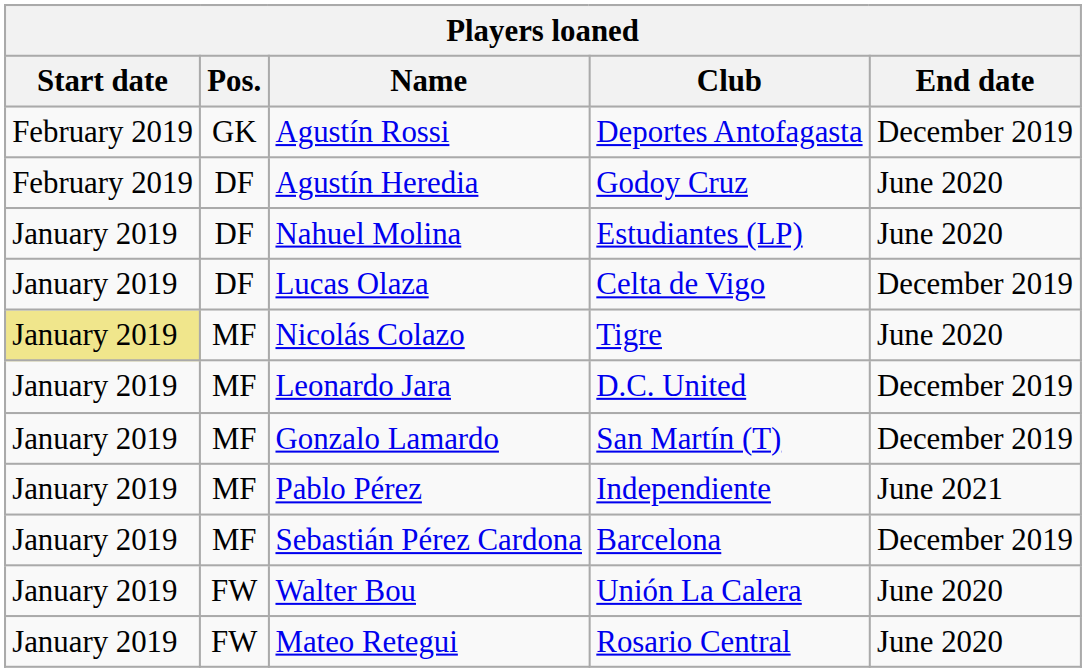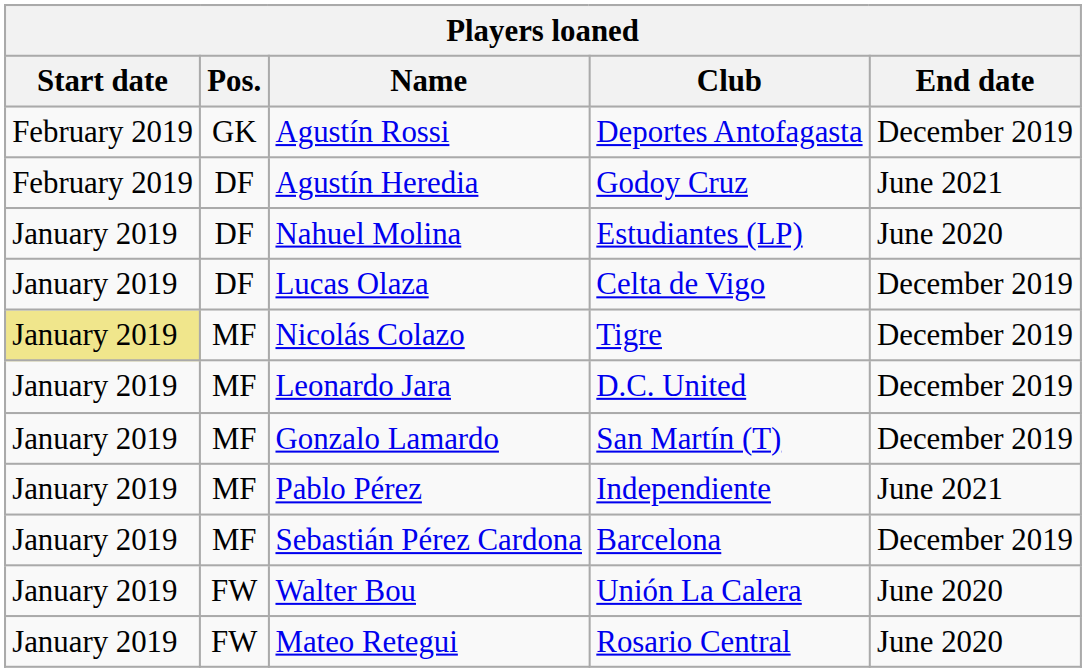(940, 182) June 2020 -> (940, 182) June 2021
(940, 335) June 2020 -> (975, 335) December 2019
